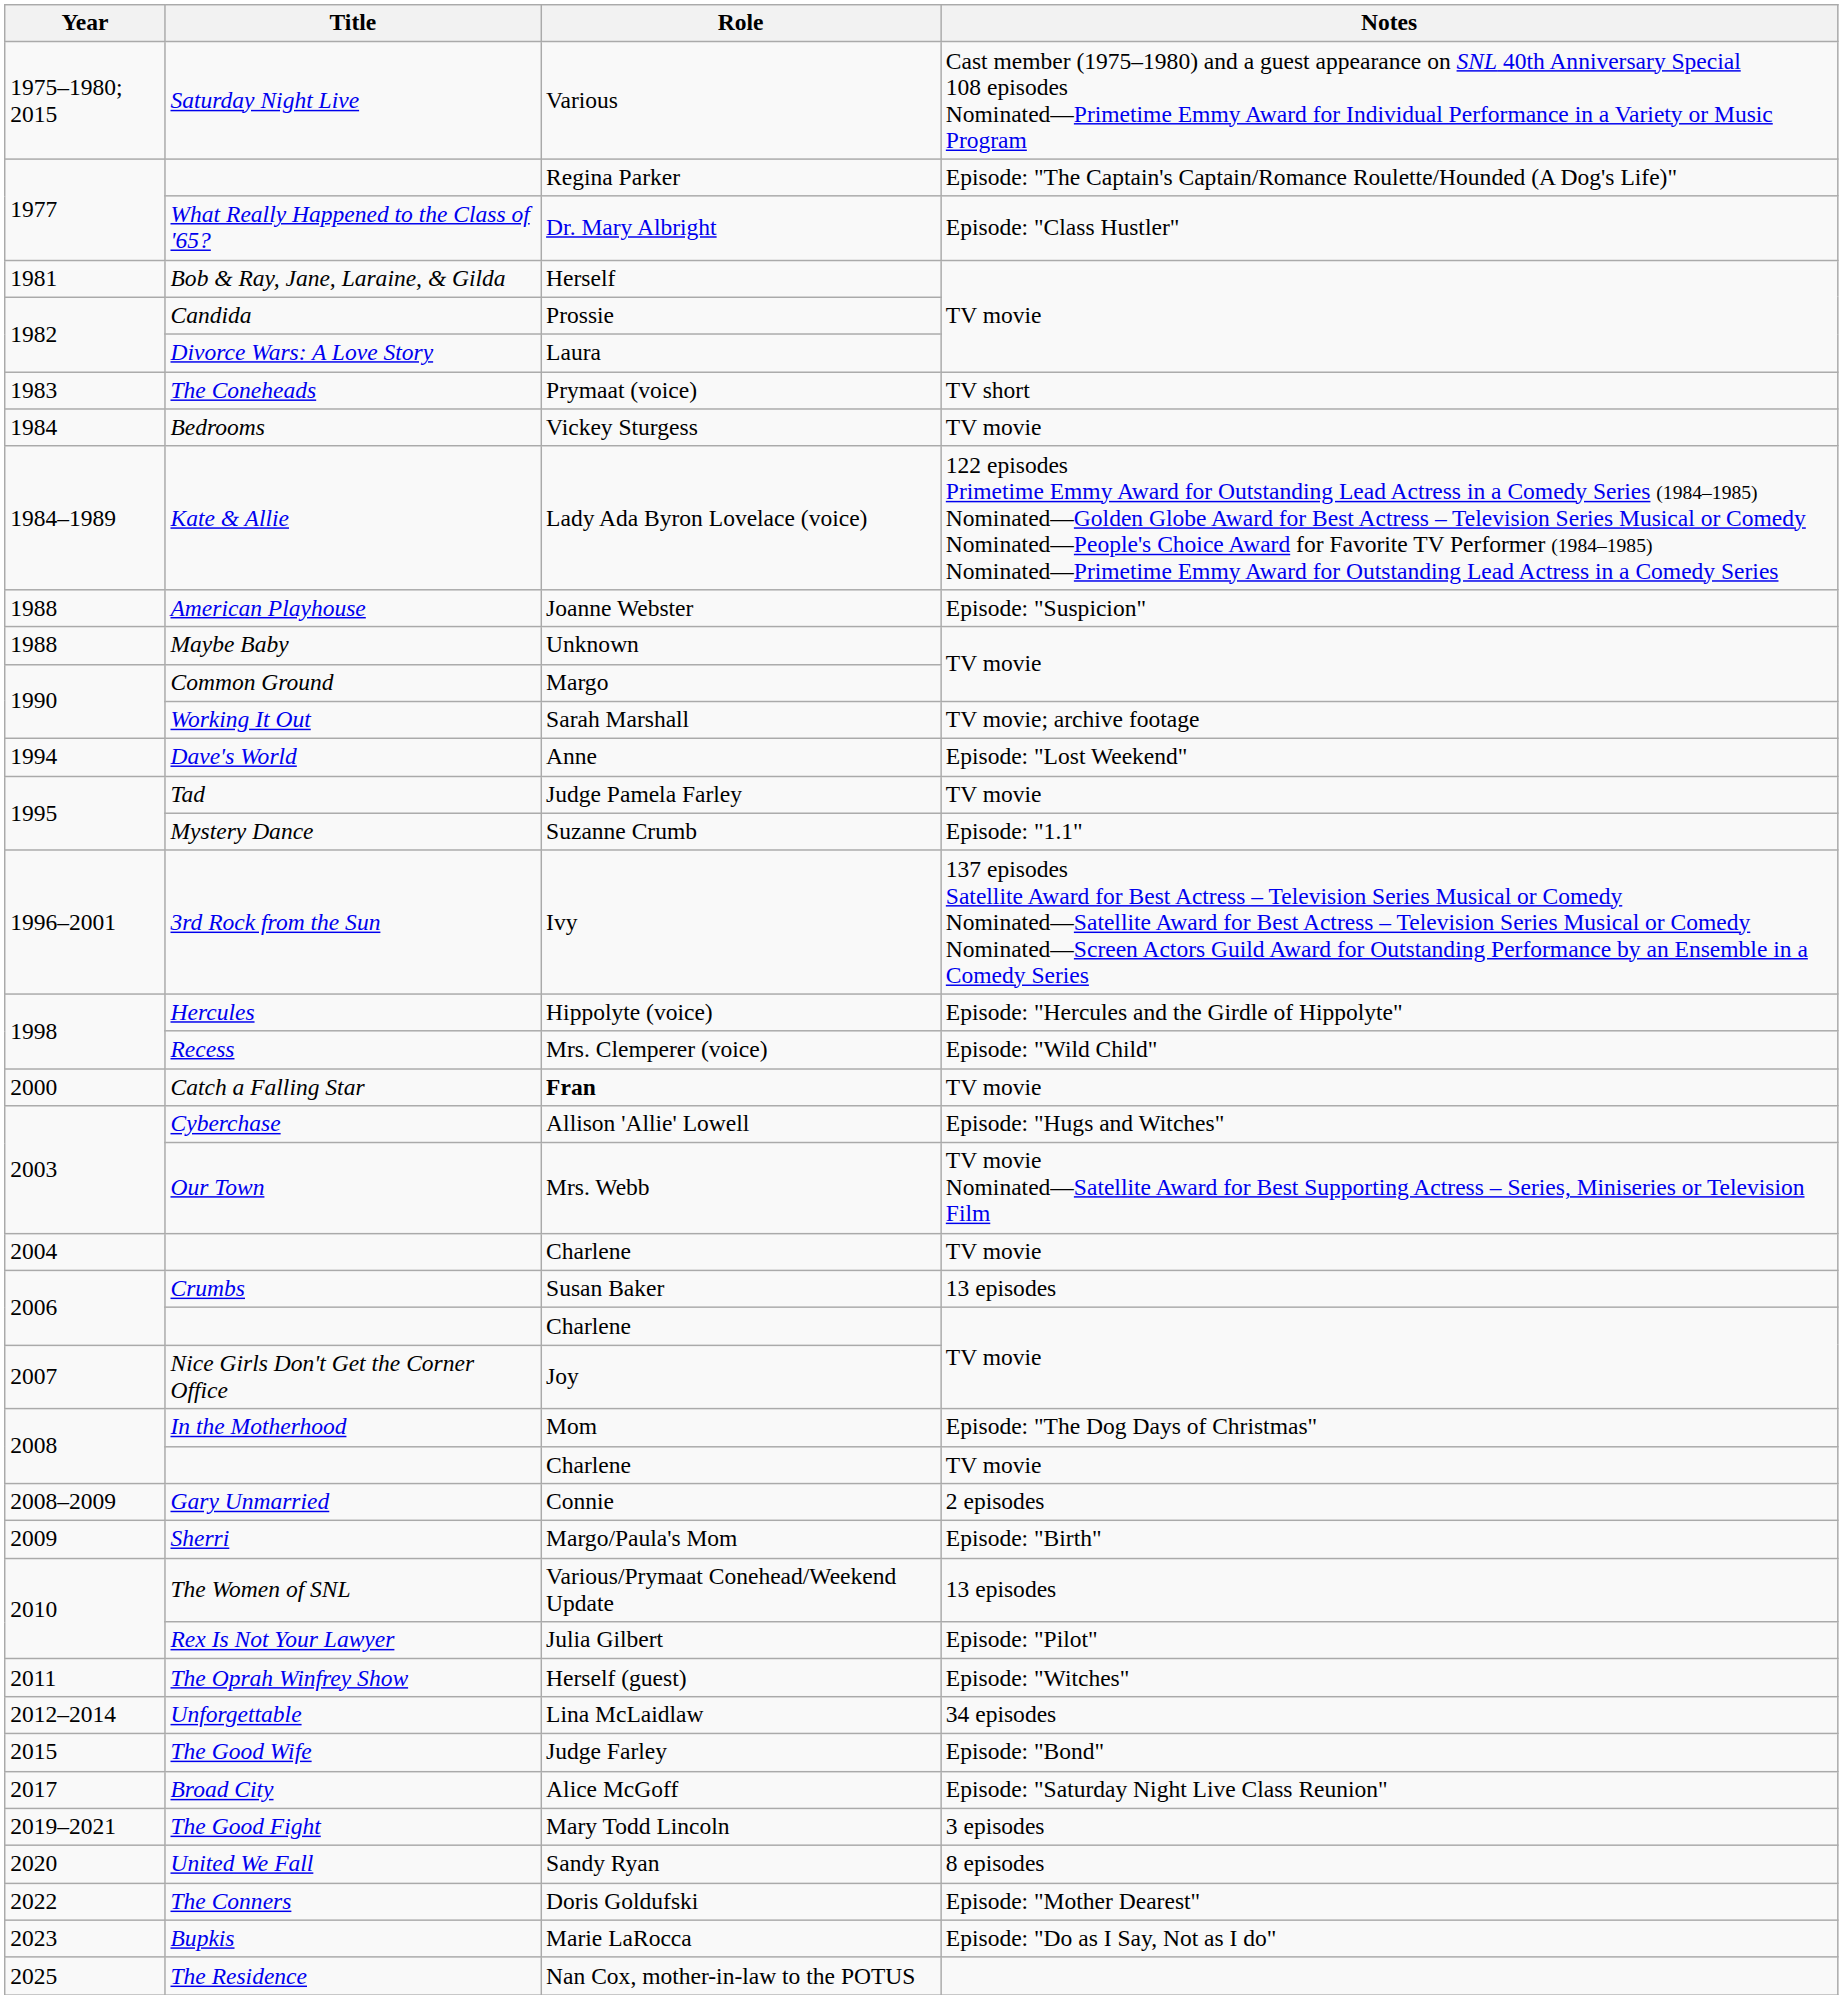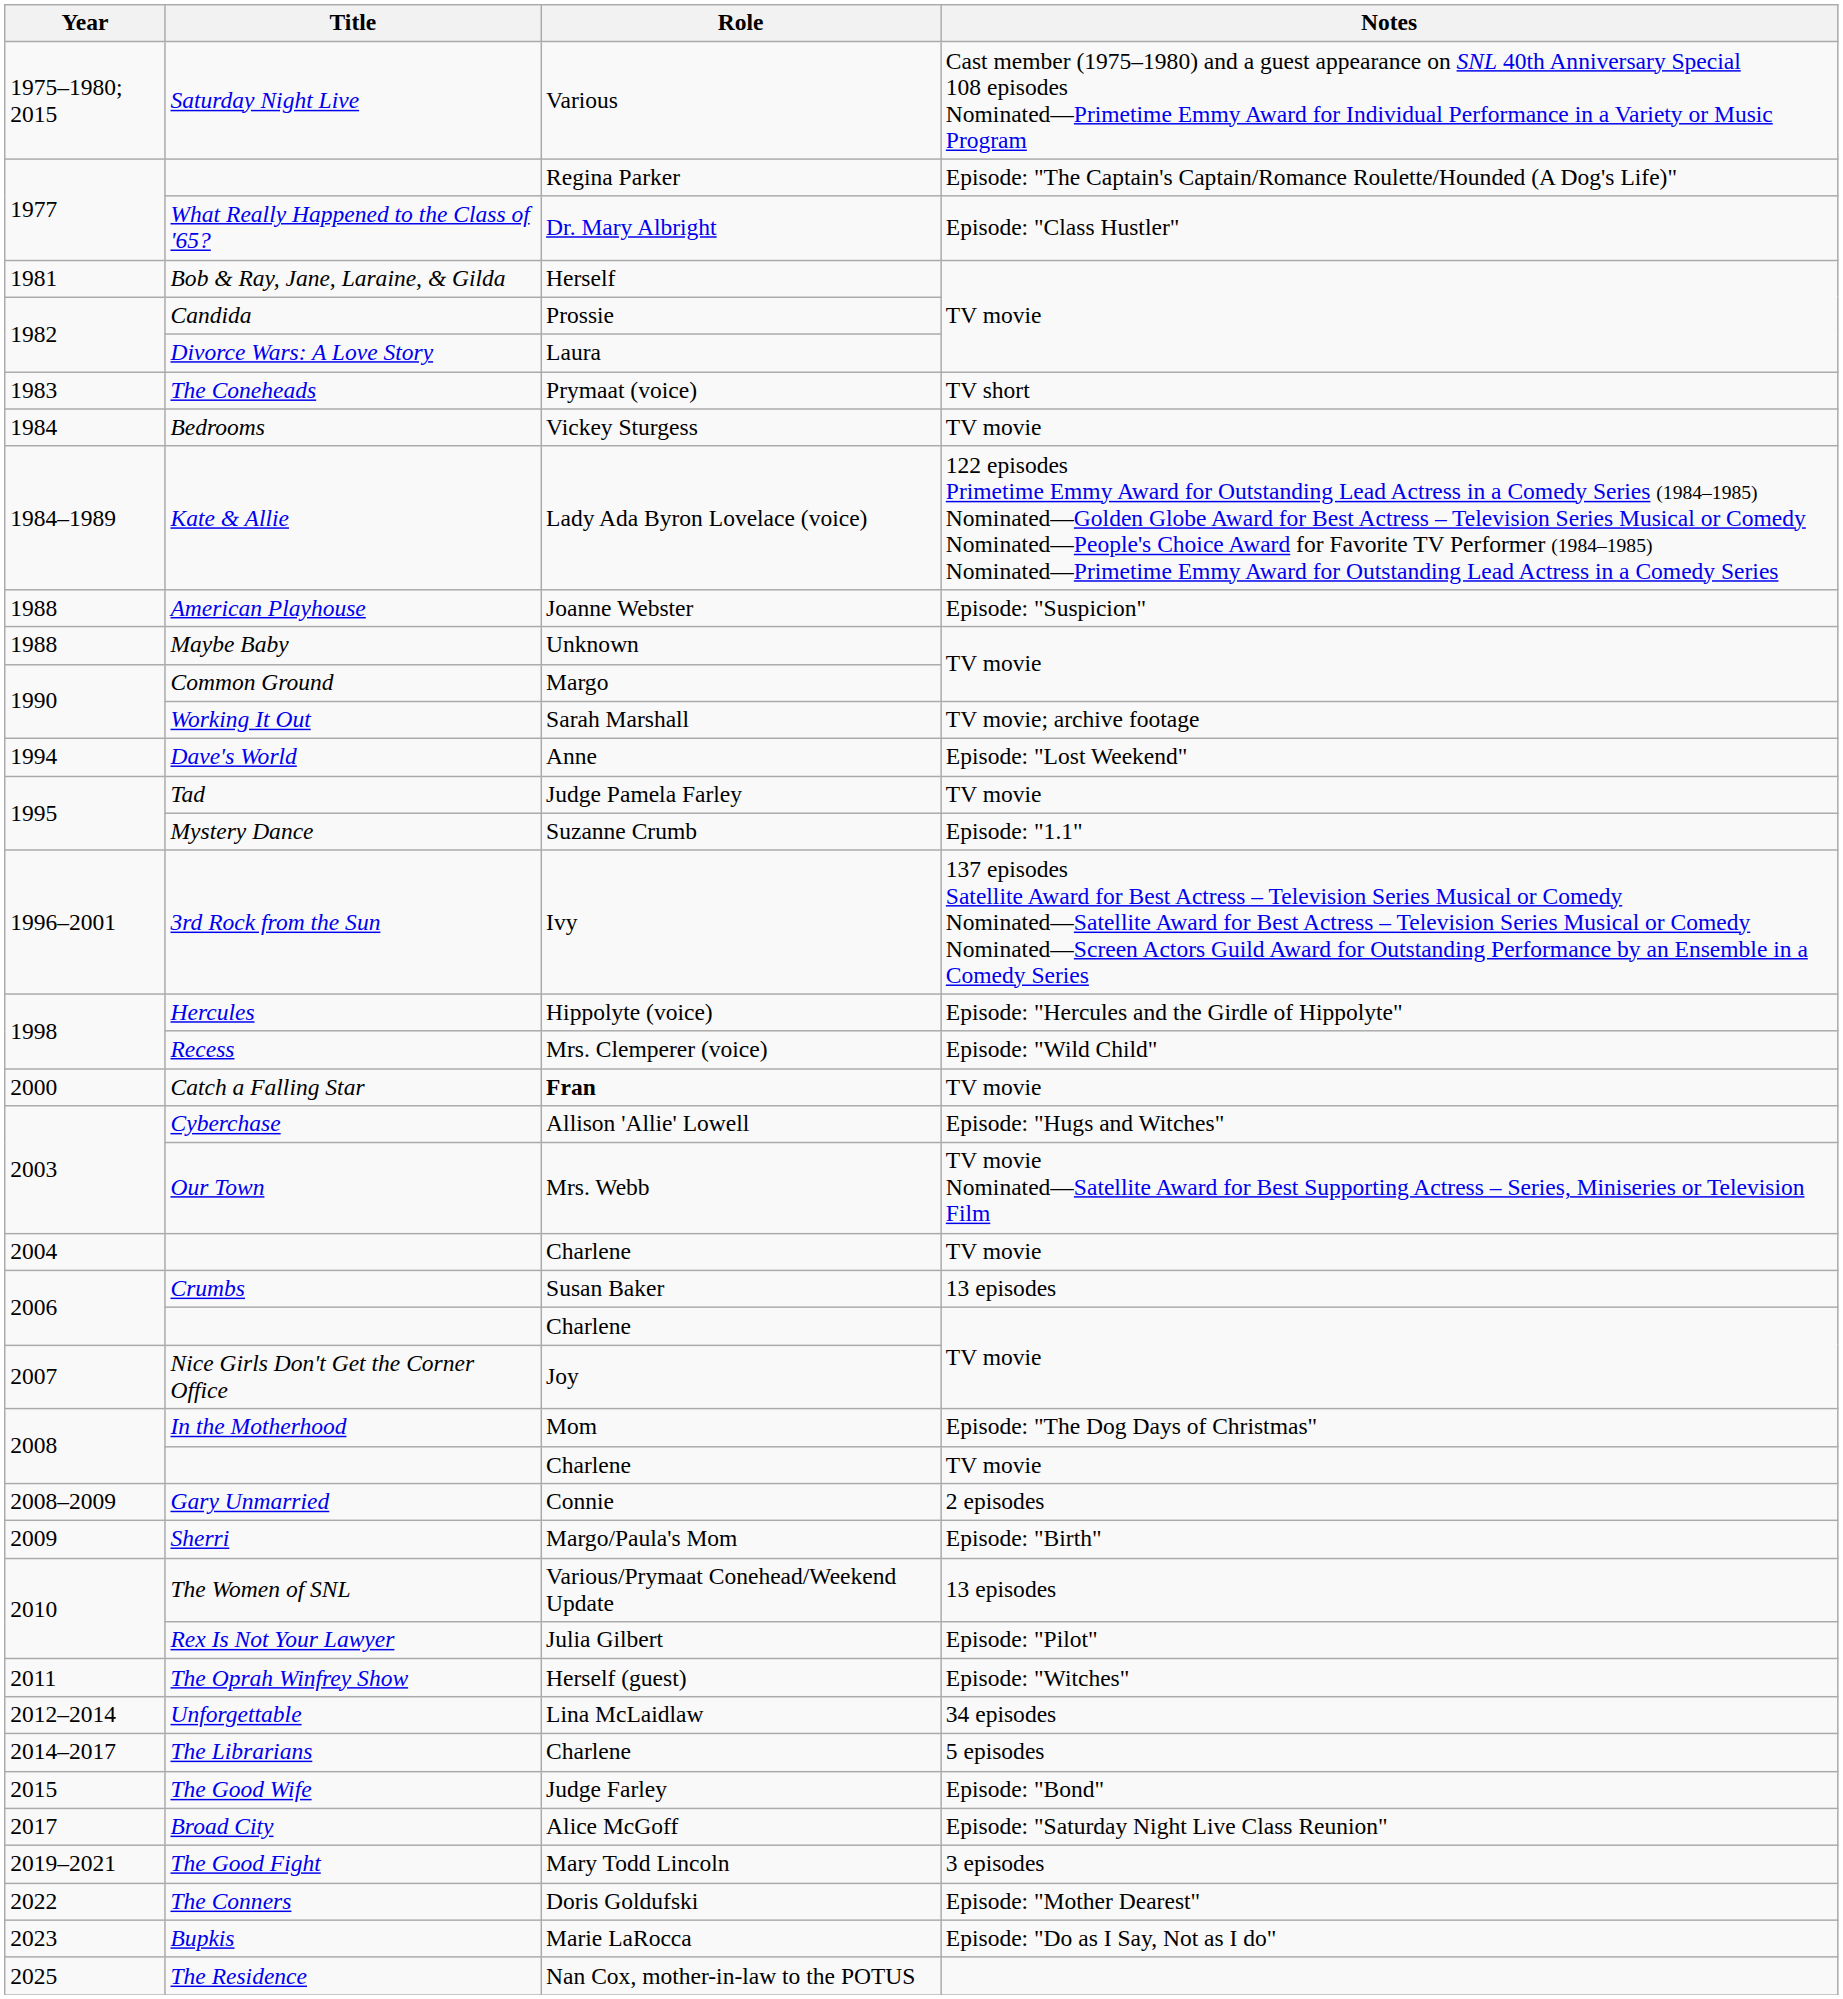+ row: (63, 1752)
- row: (34, 1863)
